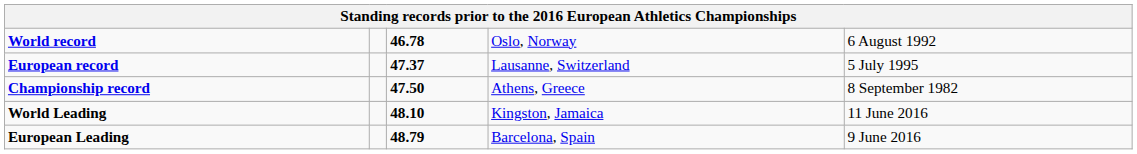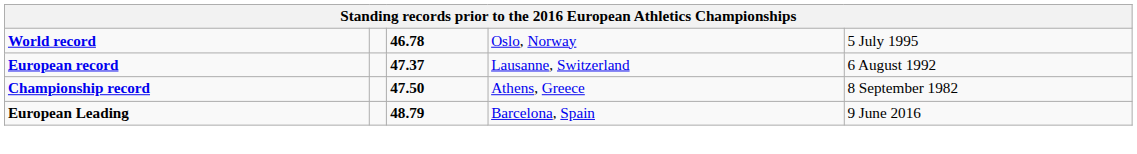(892, 40) 6 August 1992 -> (883, 40) 5 July 1995
(883, 64) 5 July 1995 -> (892, 64) 6 August 1992
- row: (57, 112)
